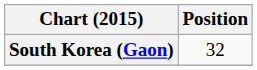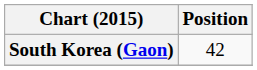(215, 49) 32 -> (215, 49) 42
